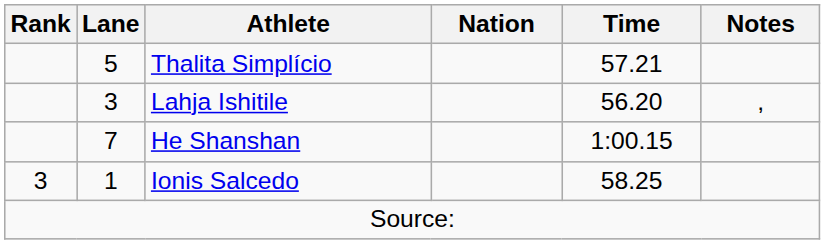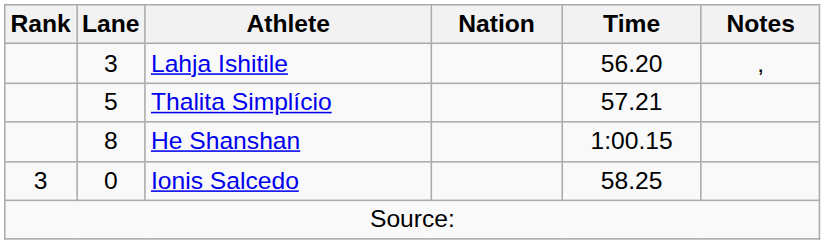rows swapped: (219, 102) <-> (241, 63)
(111, 141) 7 -> (111, 141) 8
(111, 180) 1 -> (111, 180) 0
